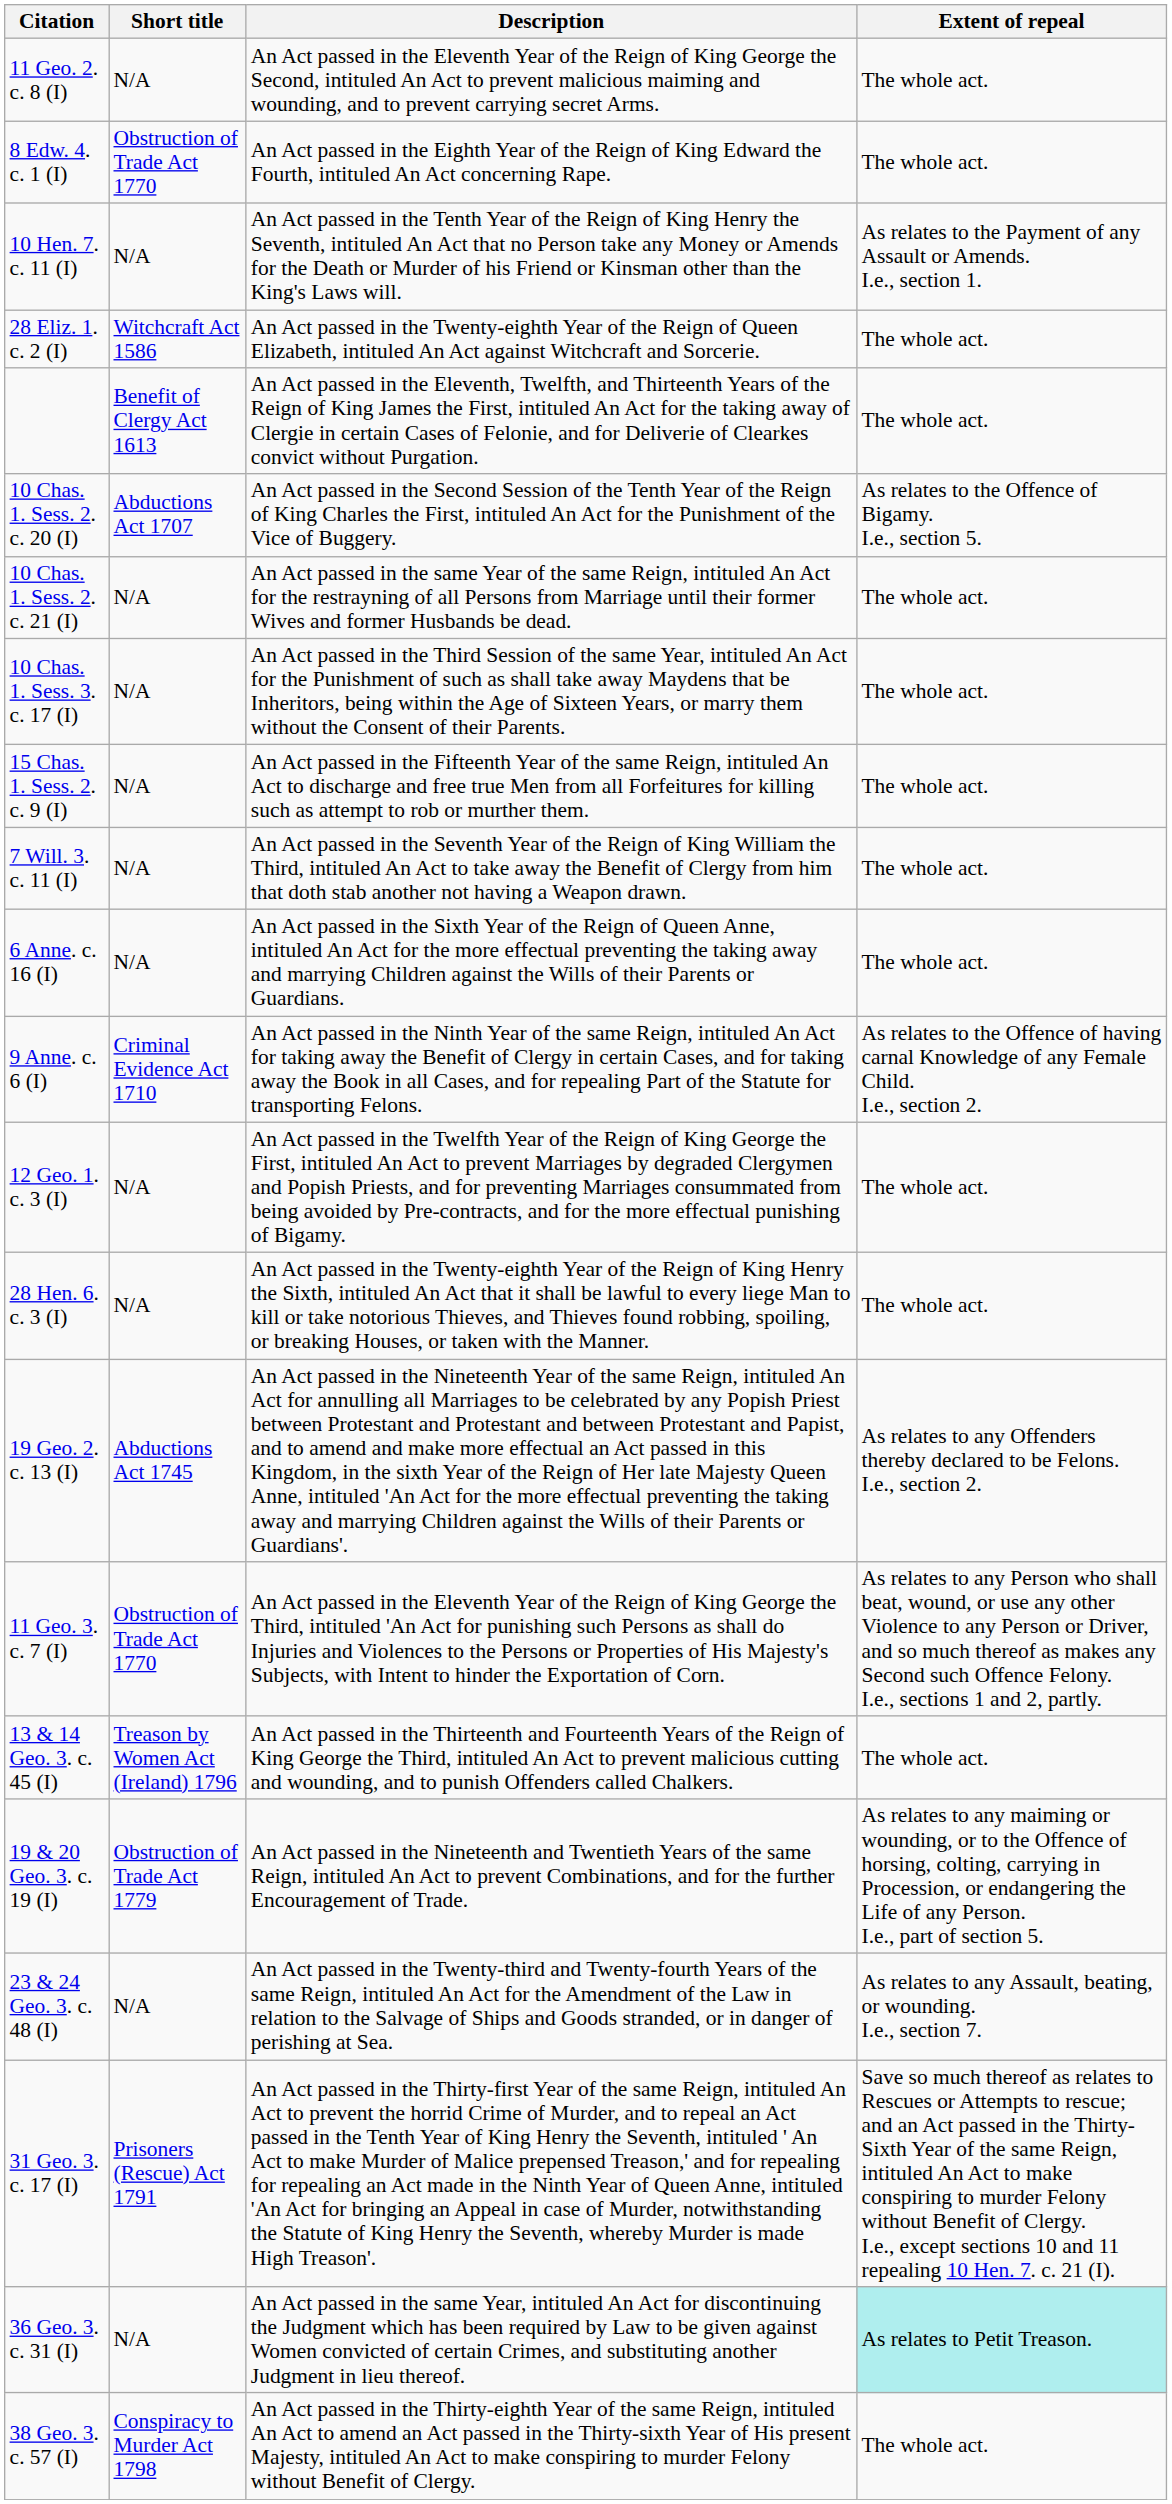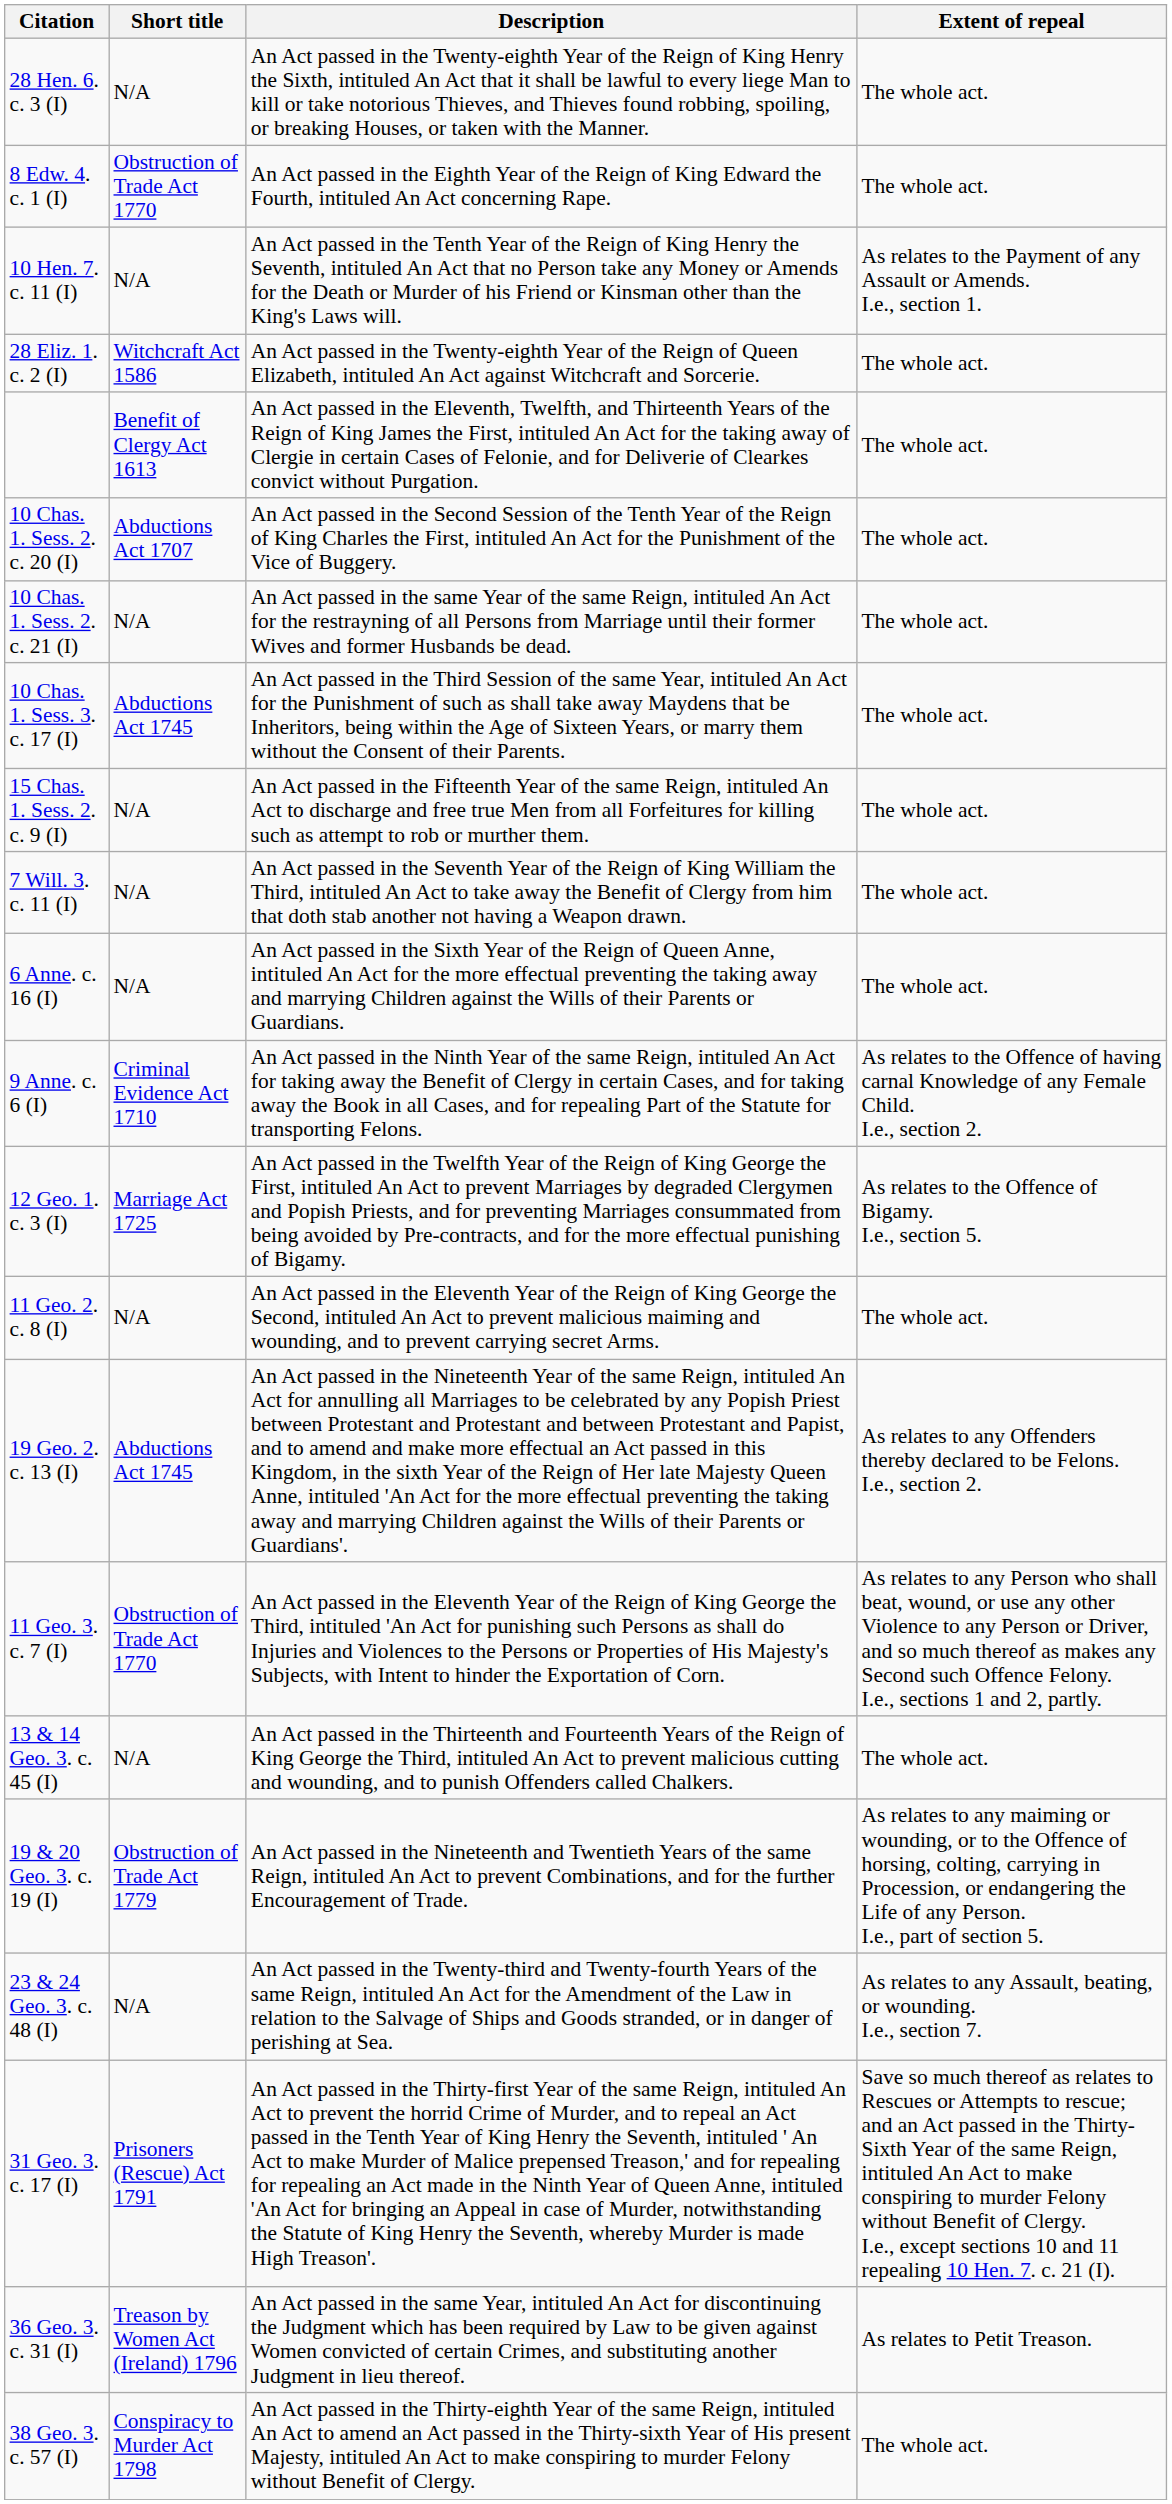rows swapped: (54, 1305) <-> (54, 79)
(979, 514) As relates to the Offence of Bigamy. I.e., section 5. -> (925, 539) The whole act.
(132, 691) N/A -> (163, 715) Abductions Act 1745
(132, 1187) N/A -> (170, 1211) Marriage Act 1725
(925, 1187) The whole act. -> (979, 1211) As relates to the Offence of Bigamy. I.e., section 5.
(175, 1757) Treason by Women Act (Ireland) 1796 -> (132, 1757) N/A
(132, 2339) N/A -> (175, 2339) Treason by Women Act (Ireland) 1796
(977, 2339) paleturquoise background -> (977, 2339) no background
